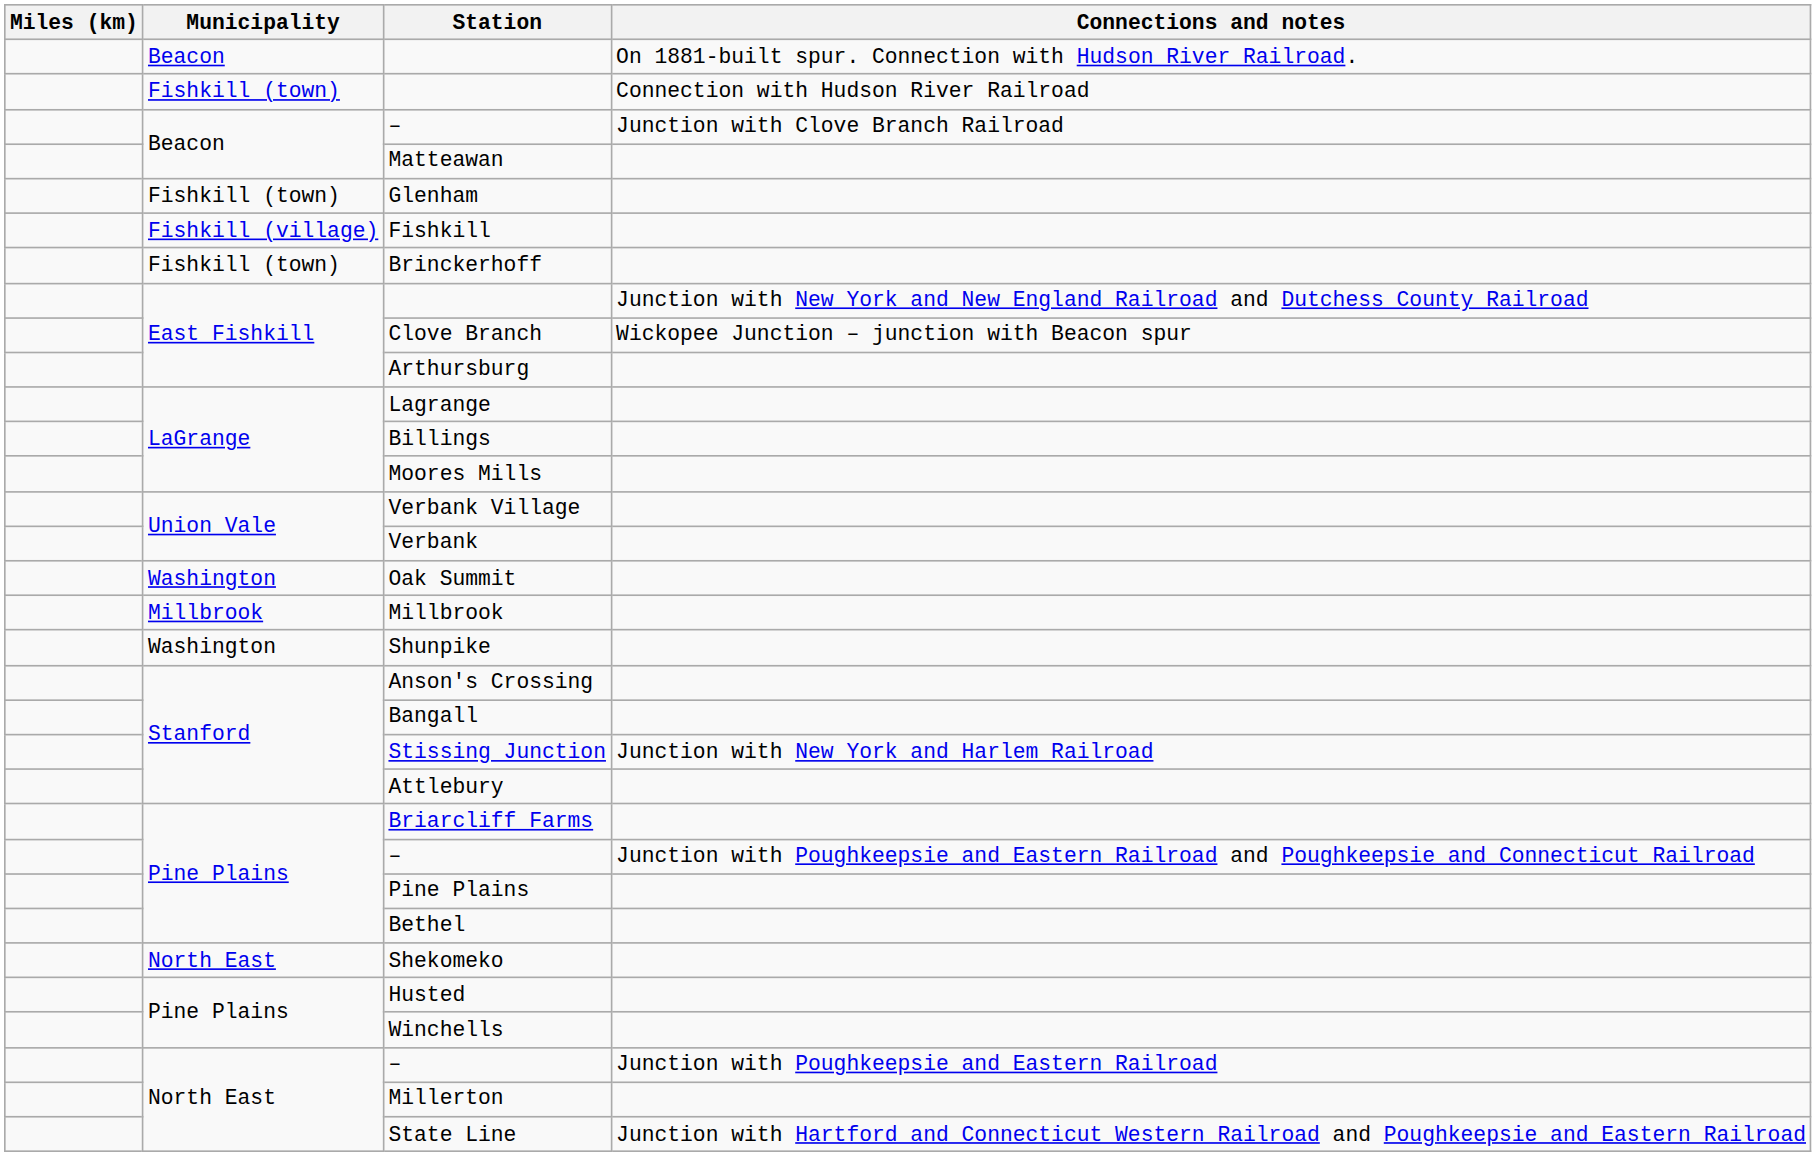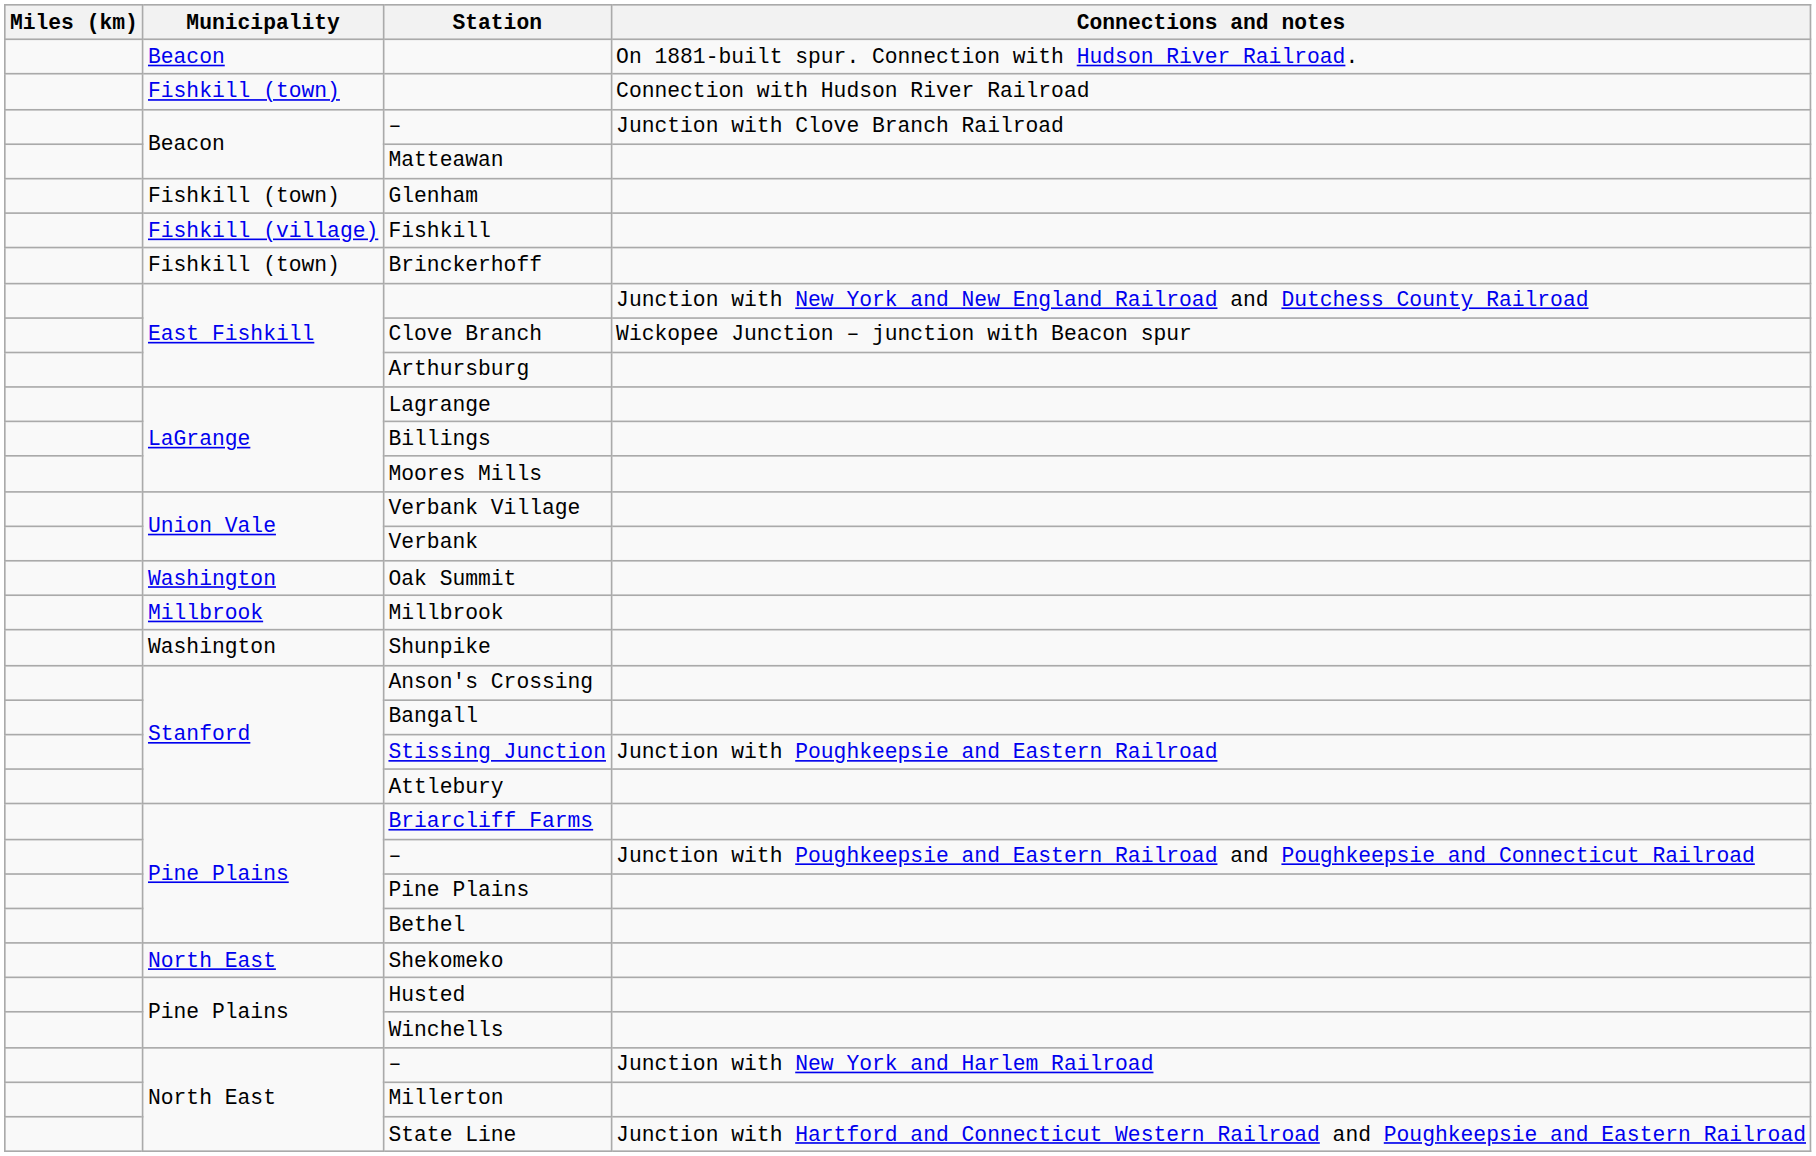(885, 752) Junction with New York and Harlem Railroad -> (917, 752) Junction with Poughkeepsie and Eastern Railroad
(917, 1065) Junction with Poughkeepsie and Eastern Railroad -> (885, 1065) Junction with New York and Harlem Railroad
